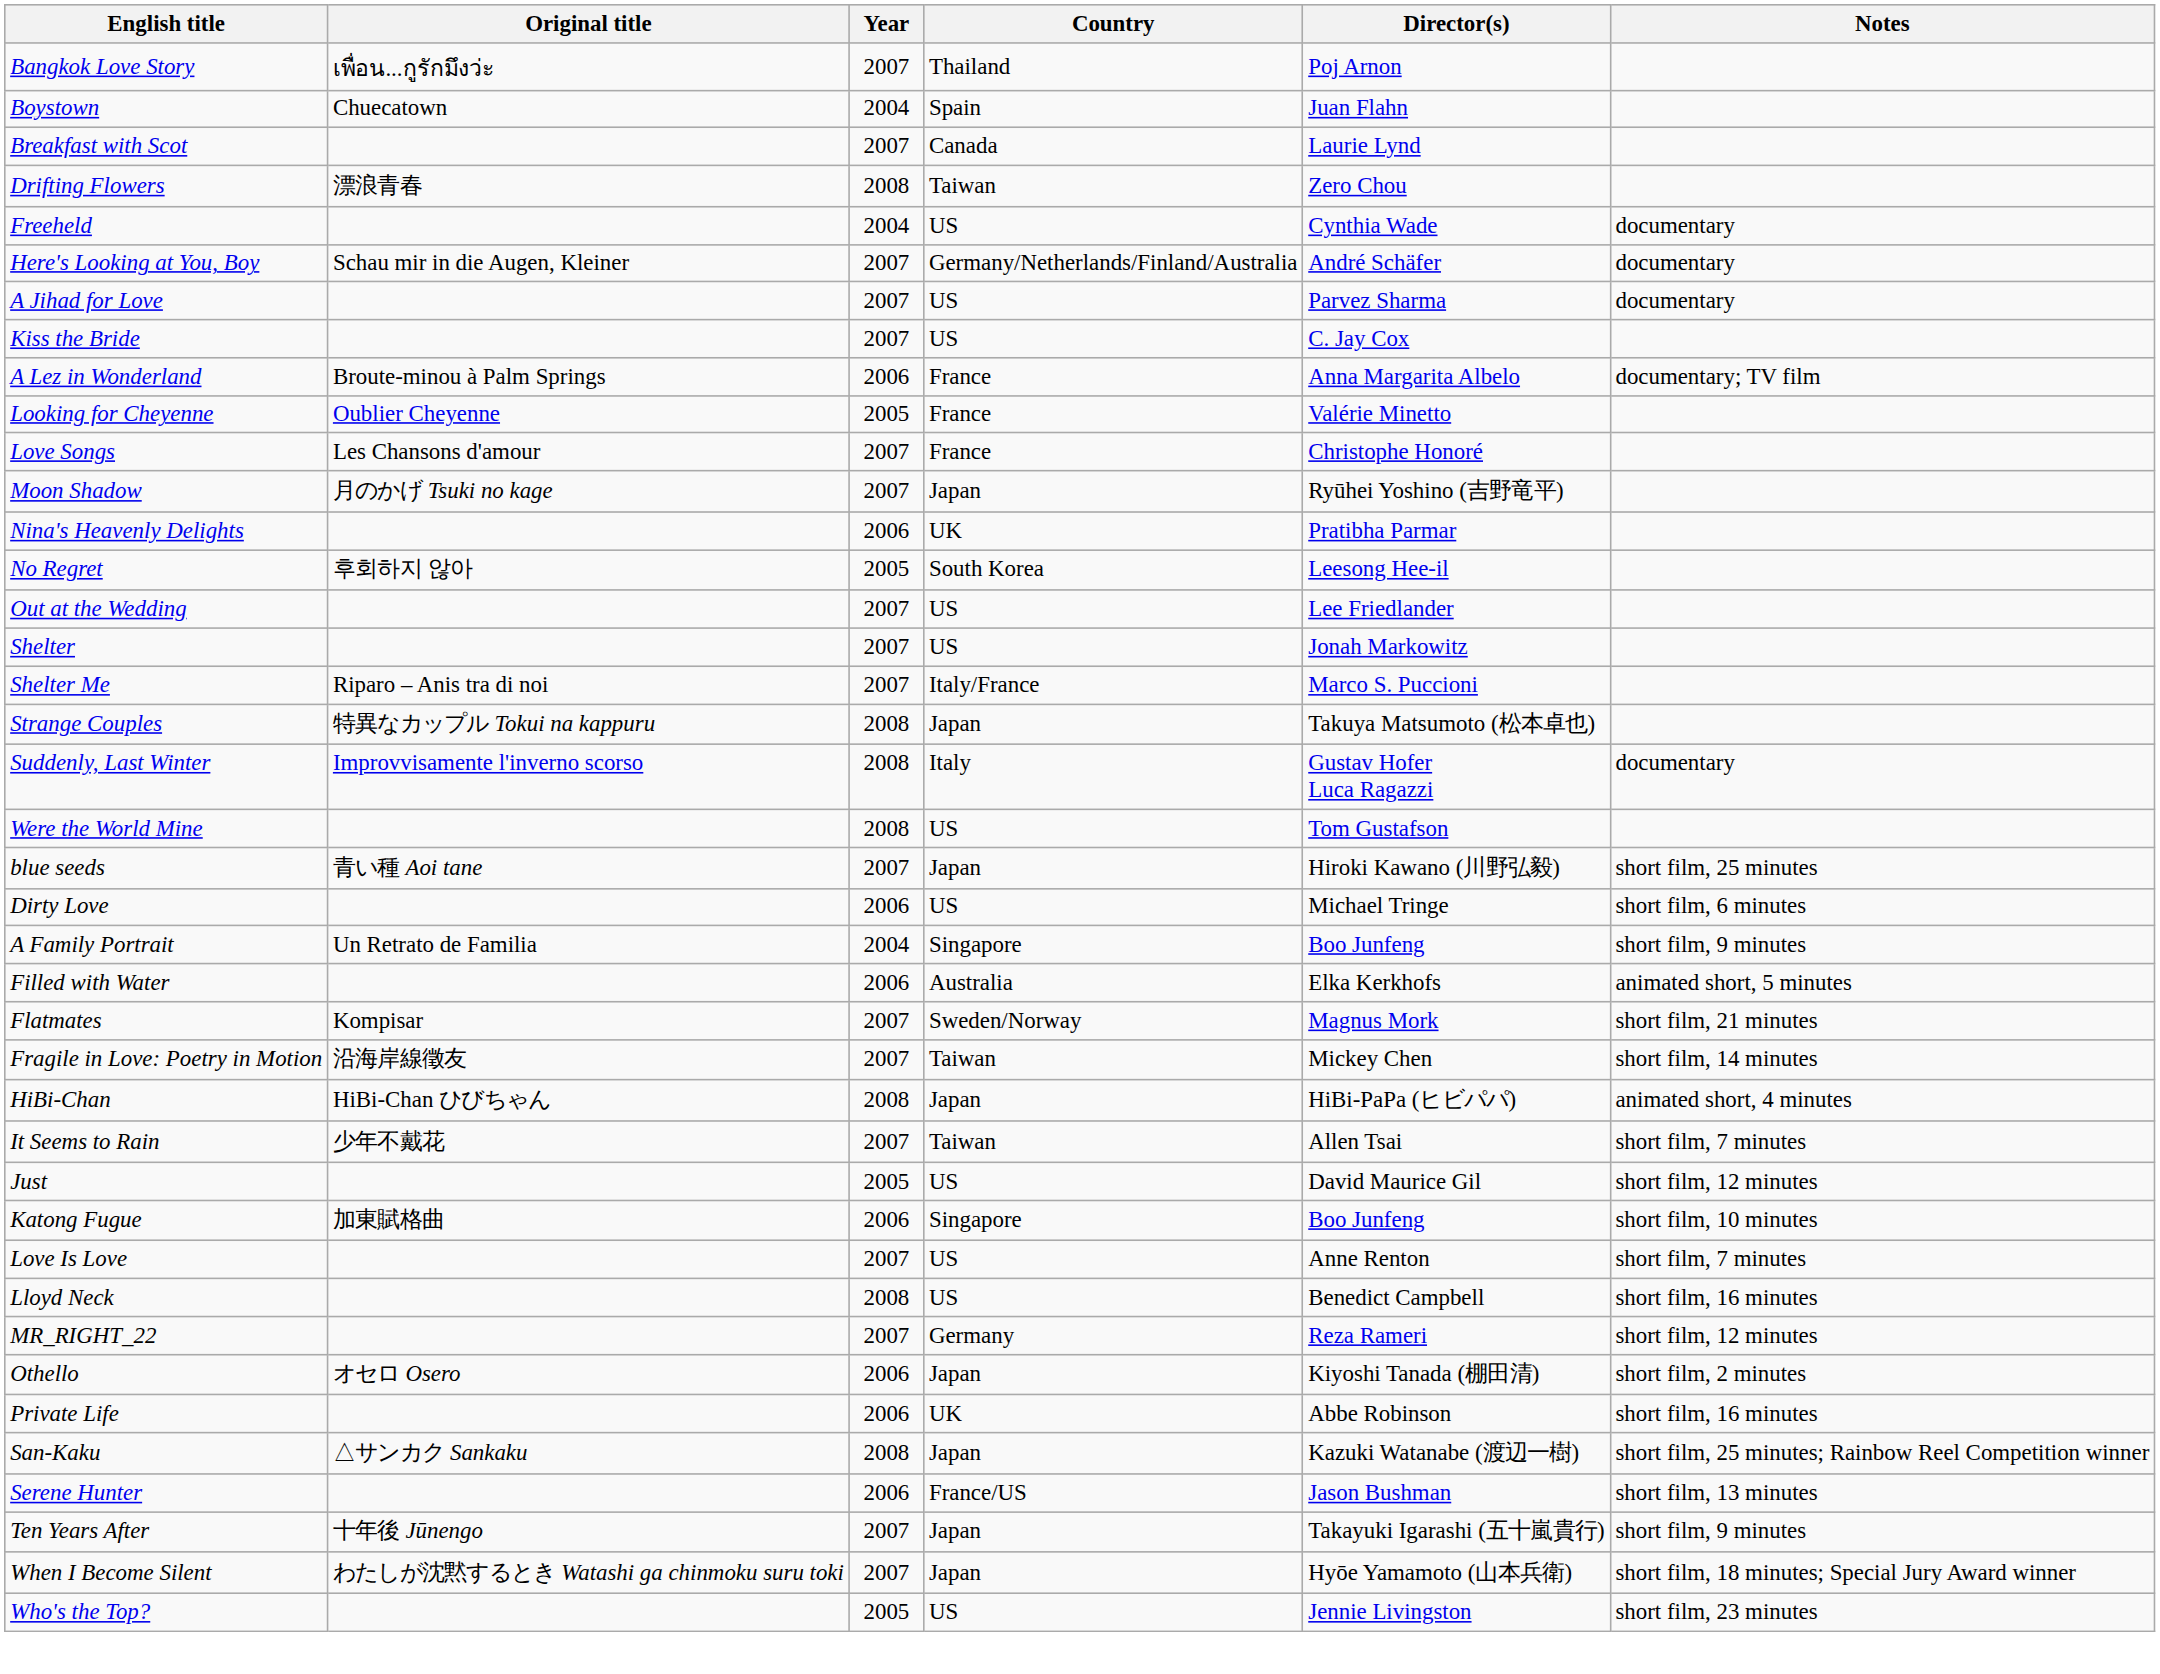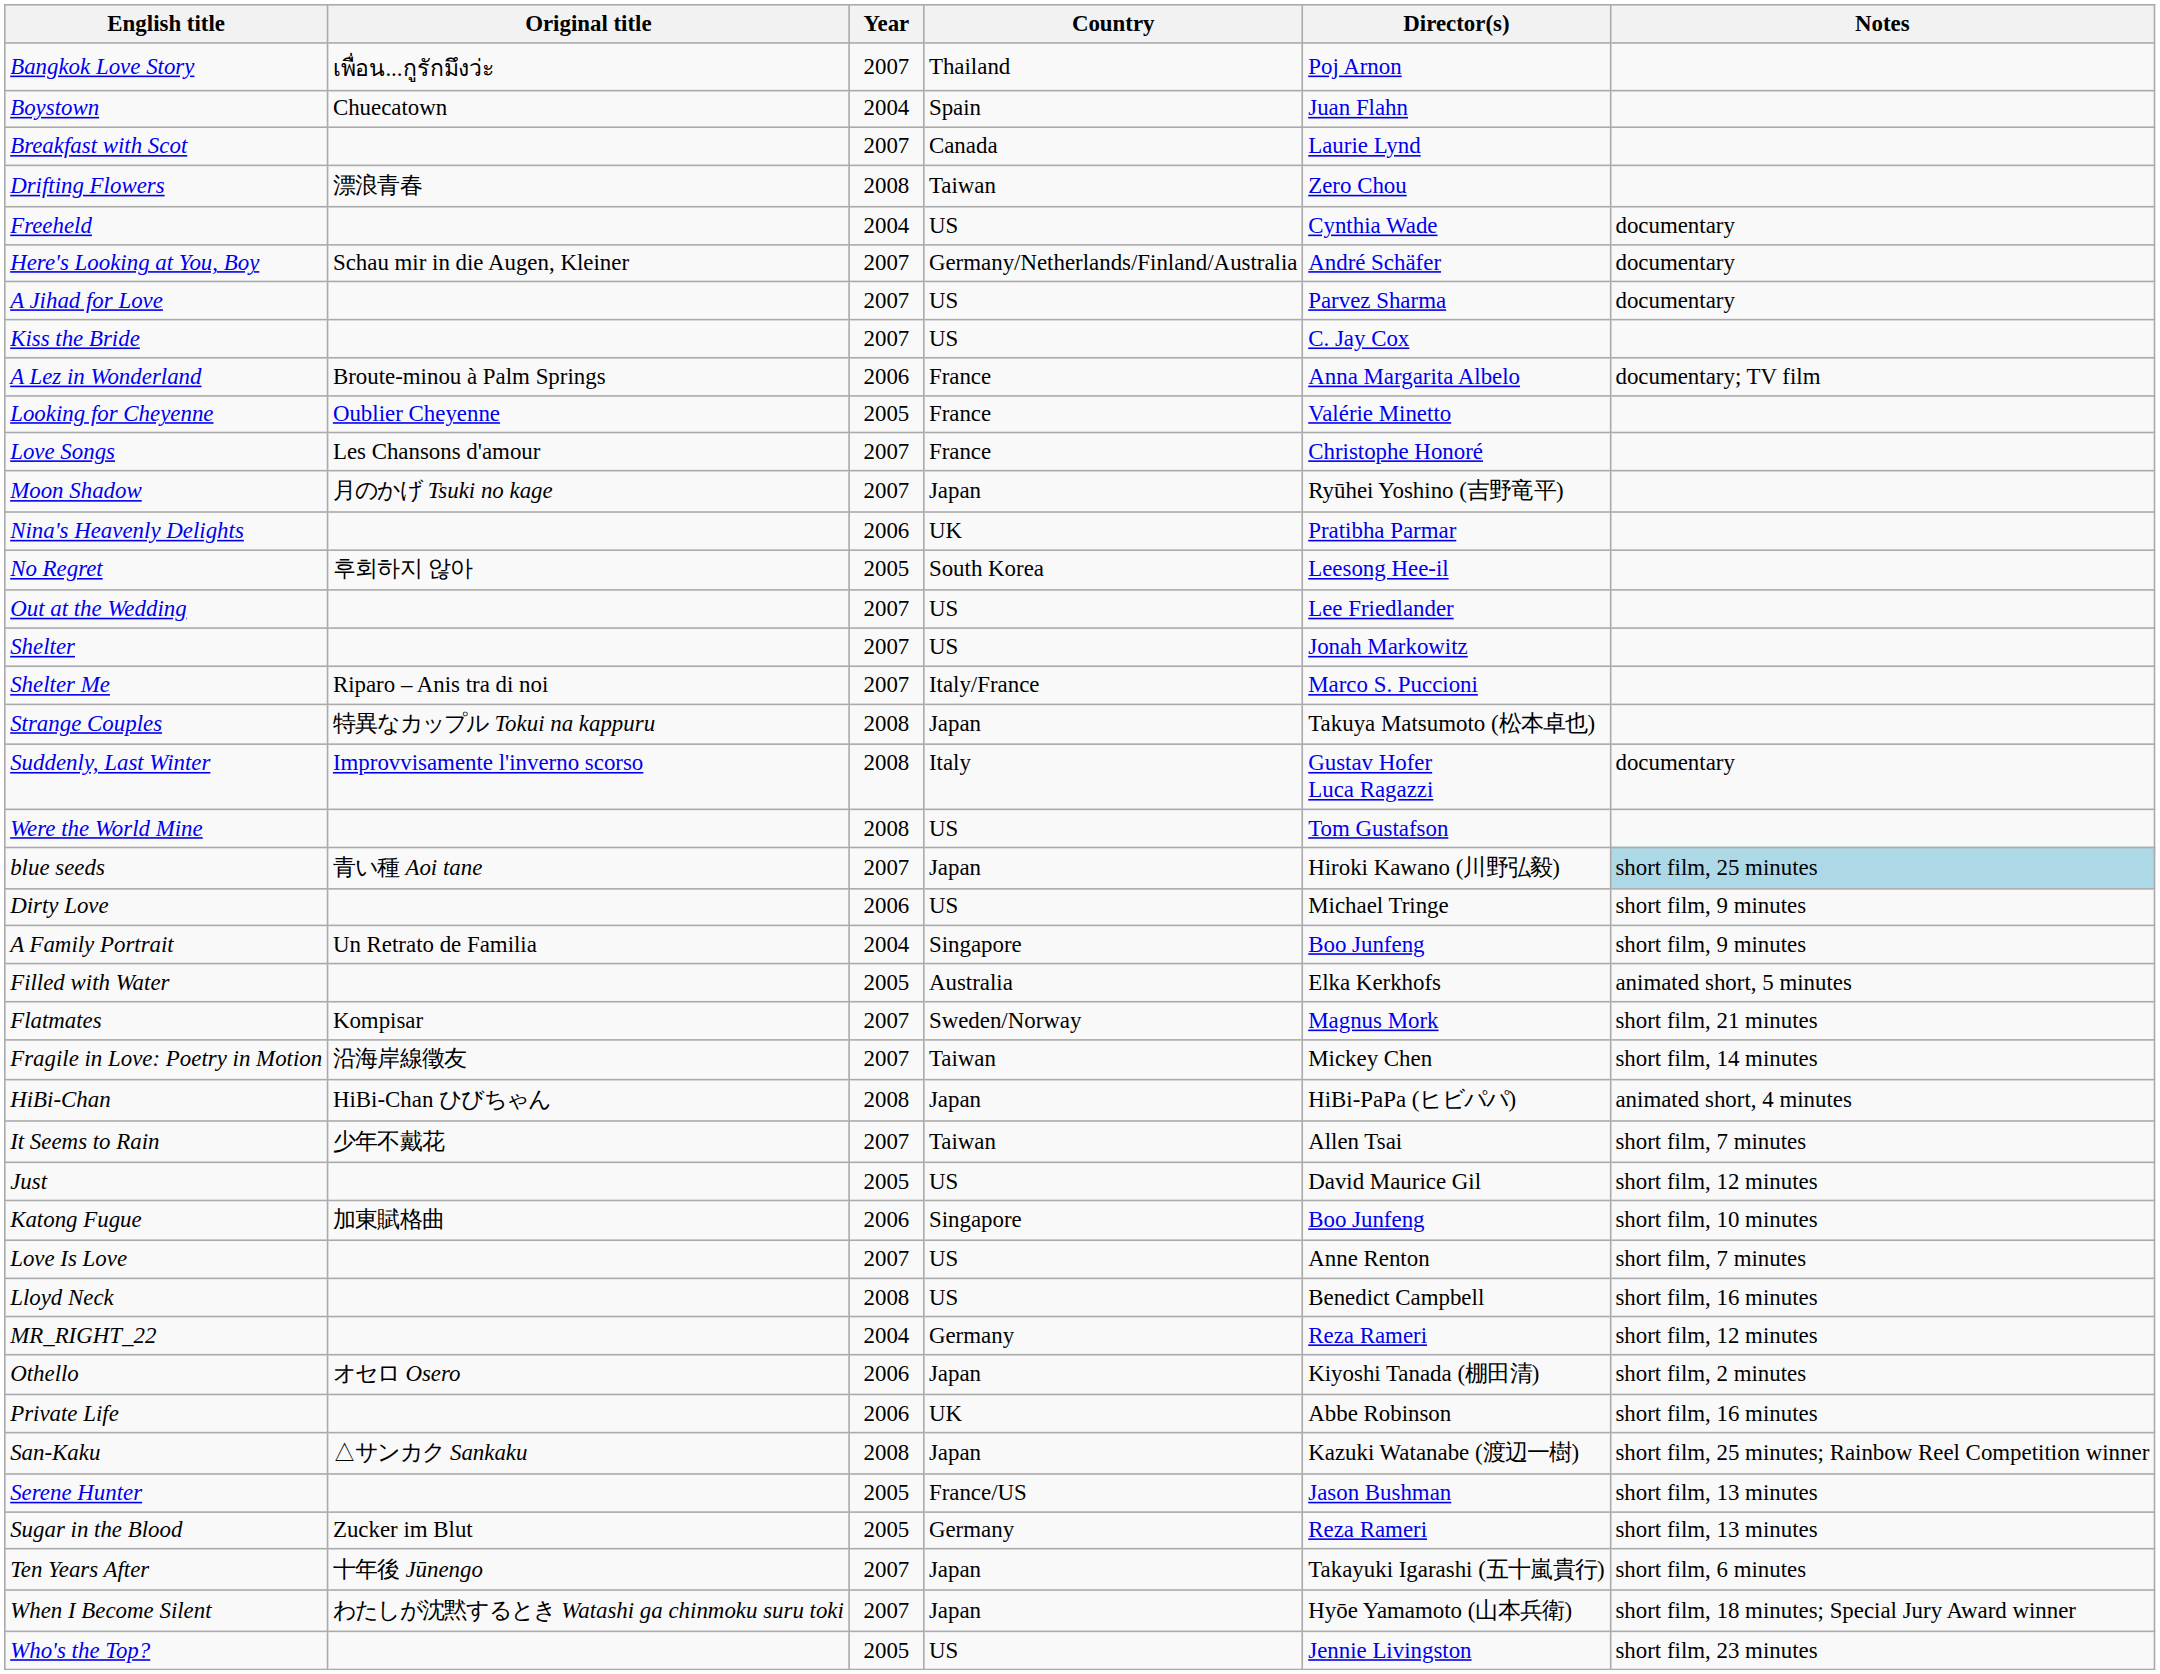(1717, 867) no background -> (1717, 867) lightblue background
(1711, 907) short film, 6 minutes -> (1711, 907) short film, 9 minutes
(886, 982) 2006 -> (886, 982) 2005
(886, 1335) 2007 -> (886, 1335) 2004
(886, 1492) 2006 -> (886, 1492) 2005
+ row: (96, 1530)
(1711, 1531) short film, 9 minutes -> (1711, 1569) short film, 6 minutes
